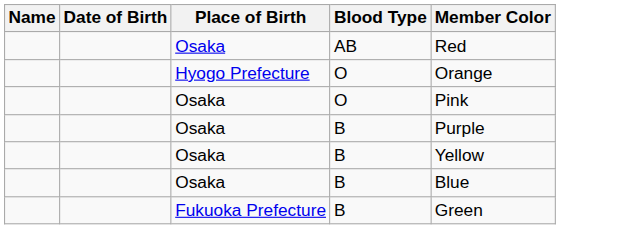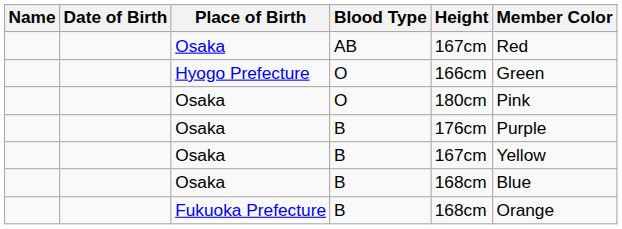+ column: (462, 18)
(464, 73) Orange -> (520, 73) Green
(459, 210) Green -> (525, 210) Orange
